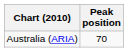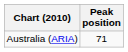(102, 39) 70 -> (102, 39) 71
